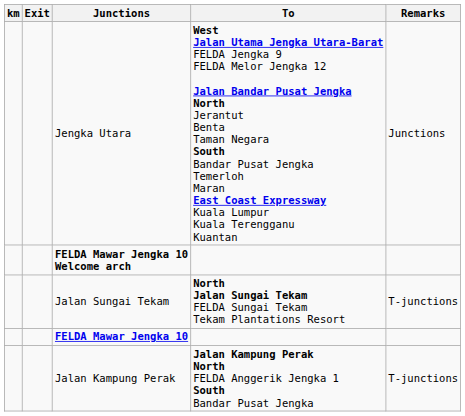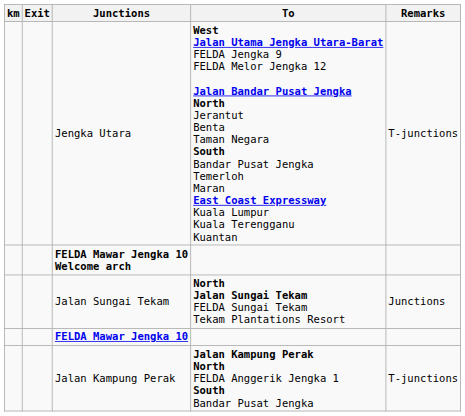(417, 133) Junctions -> (423, 133) T-junctions
(423, 301) T-junctions -> (417, 301) Junctions
